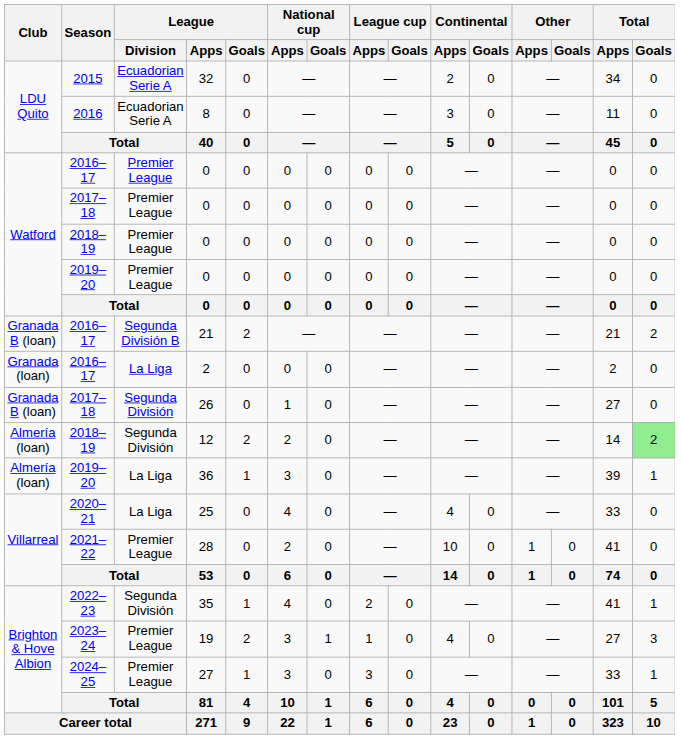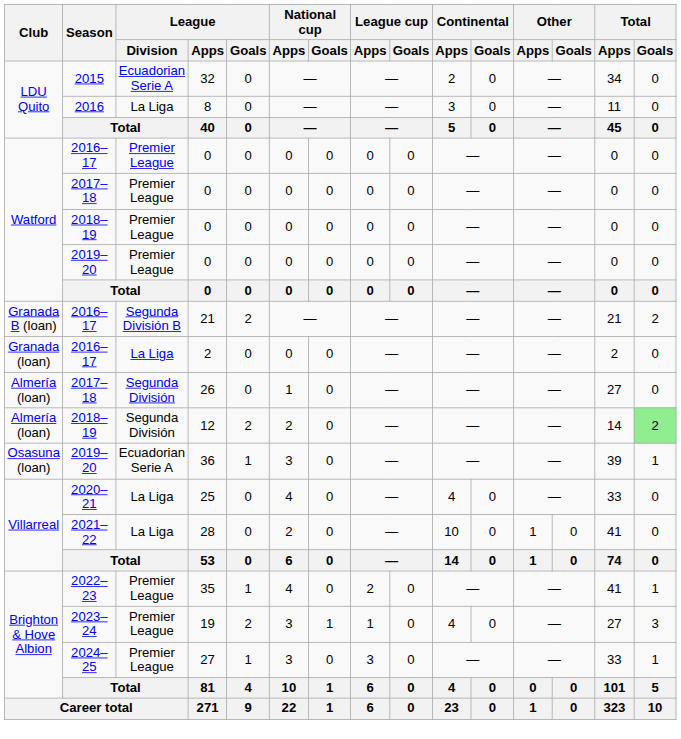(150, 114) Ecuadorian Serie A -> (152, 106) La Liga
(33, 404) Granada B (loan) -> (34, 390) Almería (loan)
(33, 475) Almería (loan) -> (34, 461) Osasuna (loan)
(150, 475) La Liga -> (152, 461) Ecuadorian Serie A
(150, 547) Premier League -> (152, 532) La Liga
(150, 603) Segunda División -> (152, 588) Premier League
